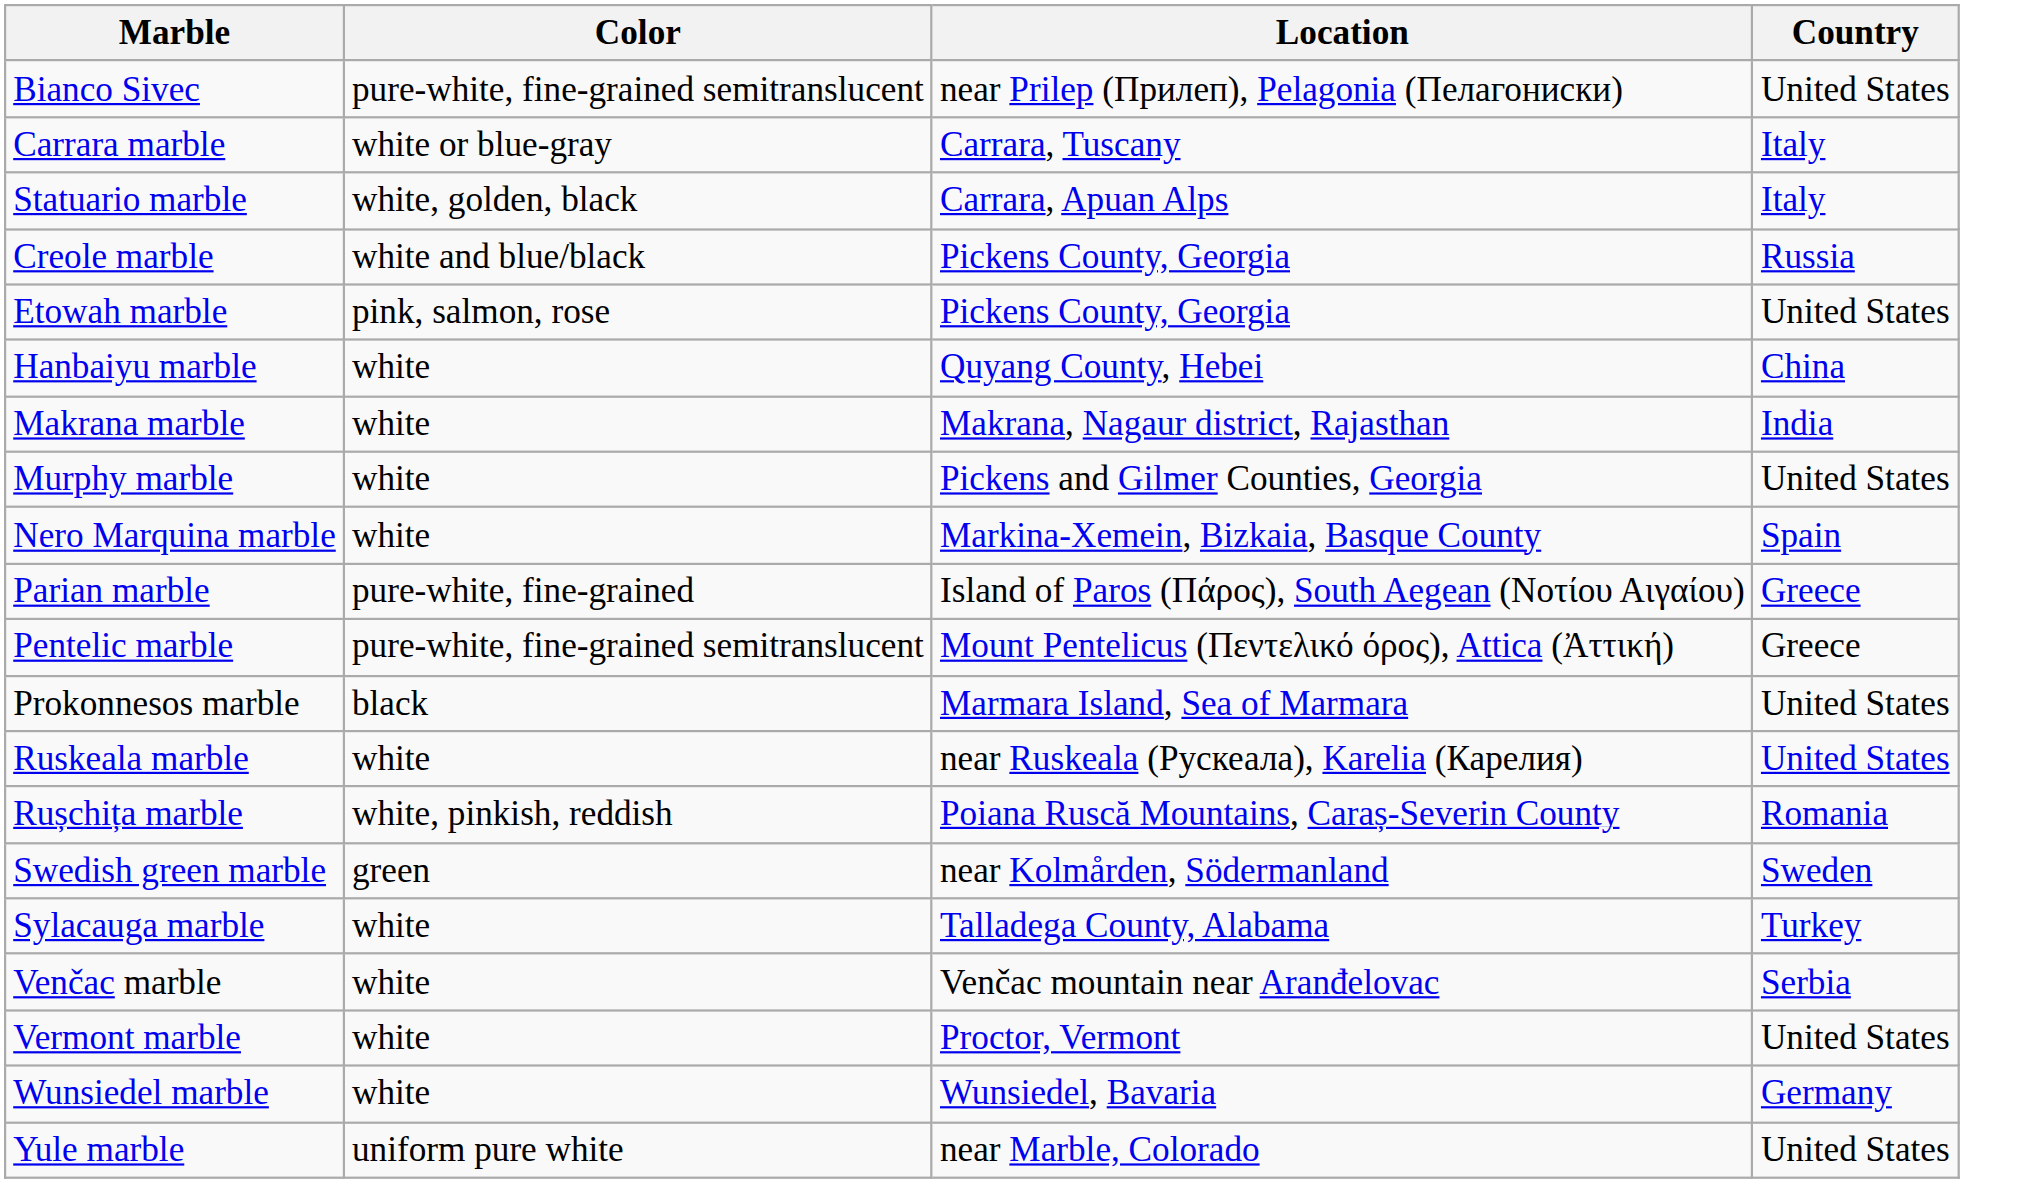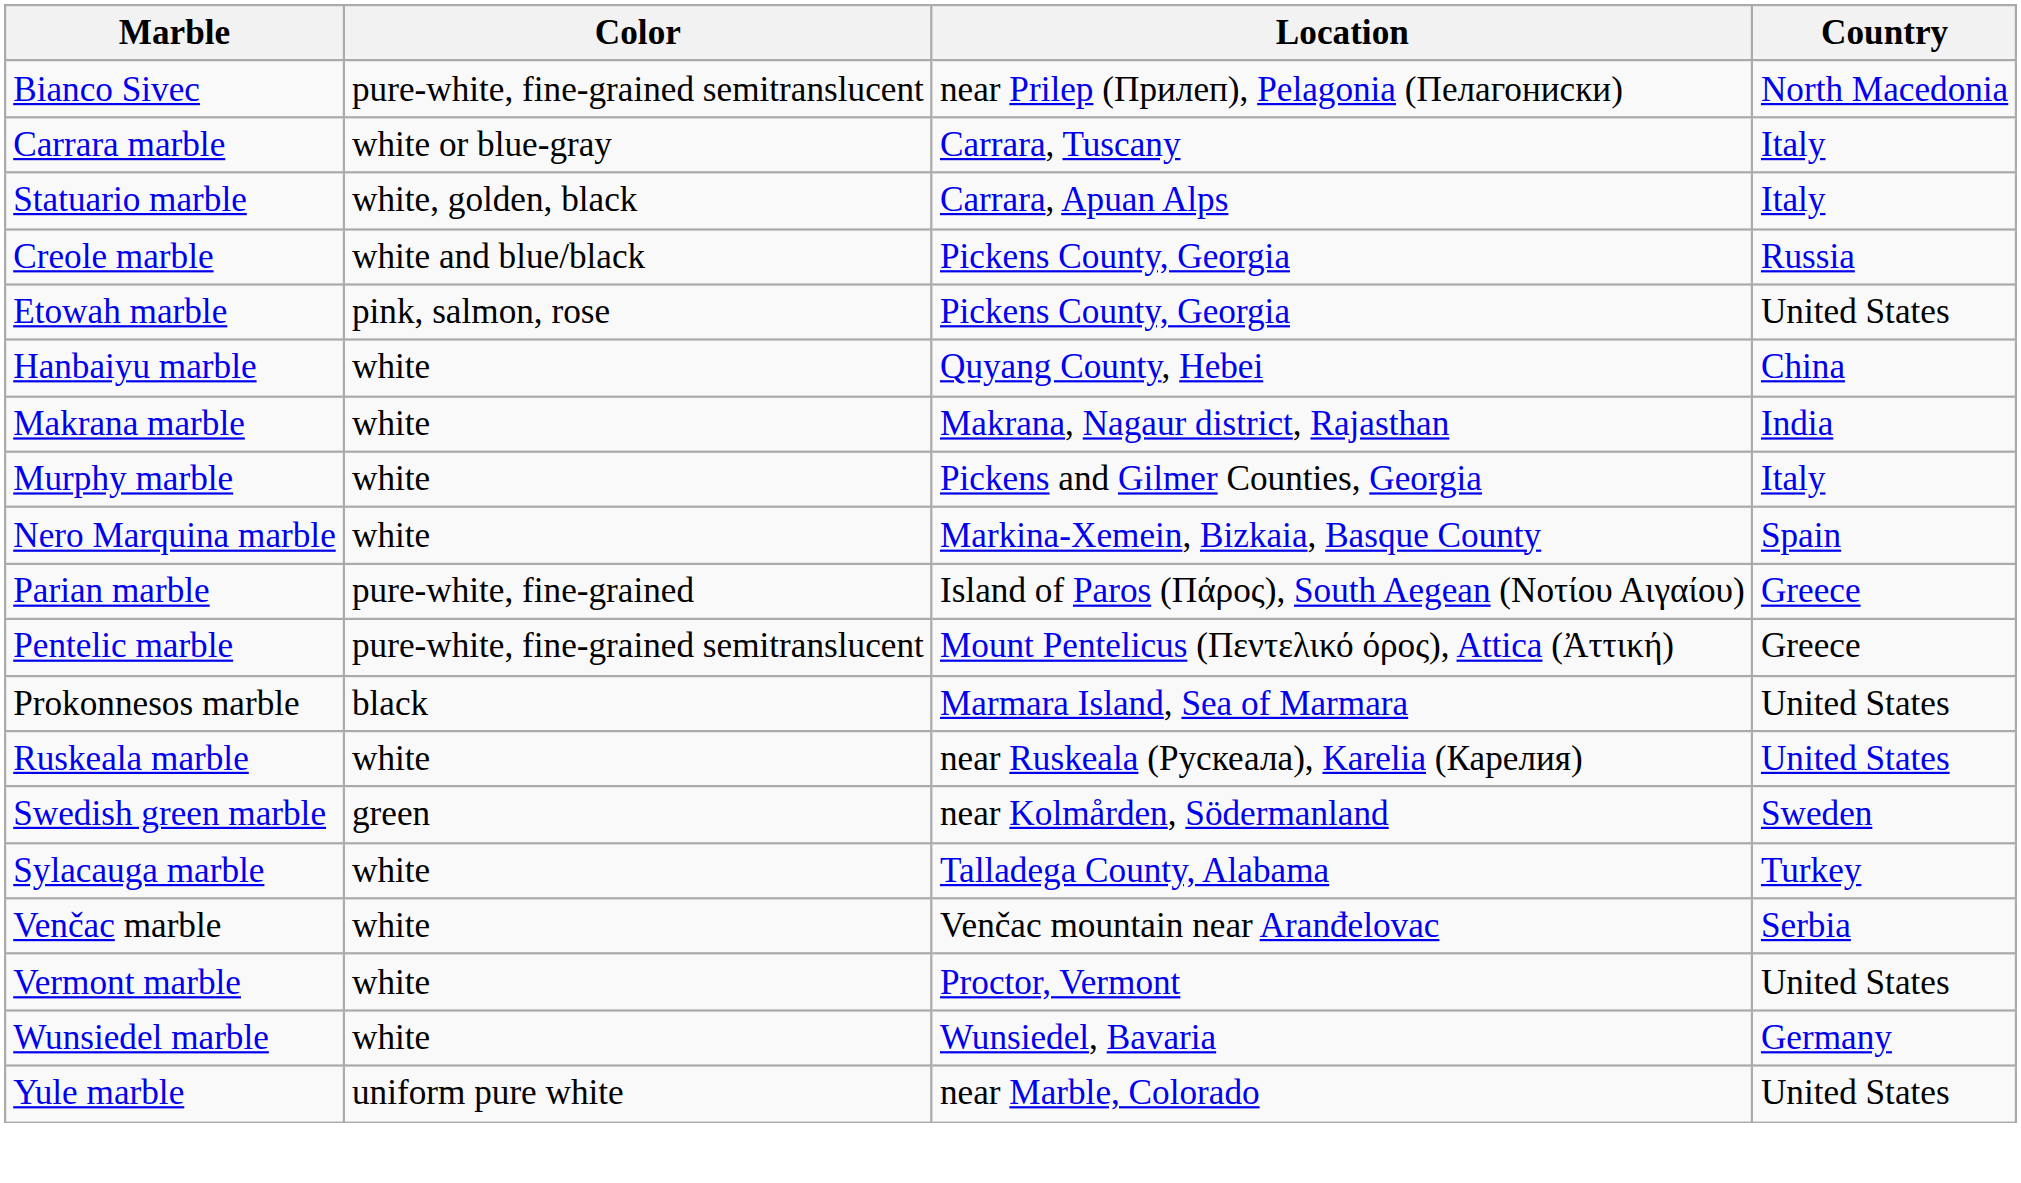(1855, 88) United States -> (1885, 88) North Macedonia
(1855, 479) United States -> (1793, 479) Italy
- row: (128, 813)
